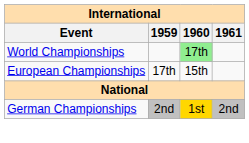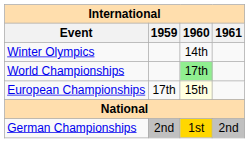+ row: (51, 52)
(196, 71) no background -> (196, 90) lightyellow background
